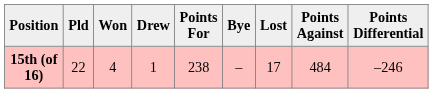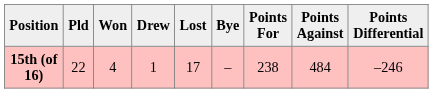columns swapped: (274, 25) <-> (199, 25)
